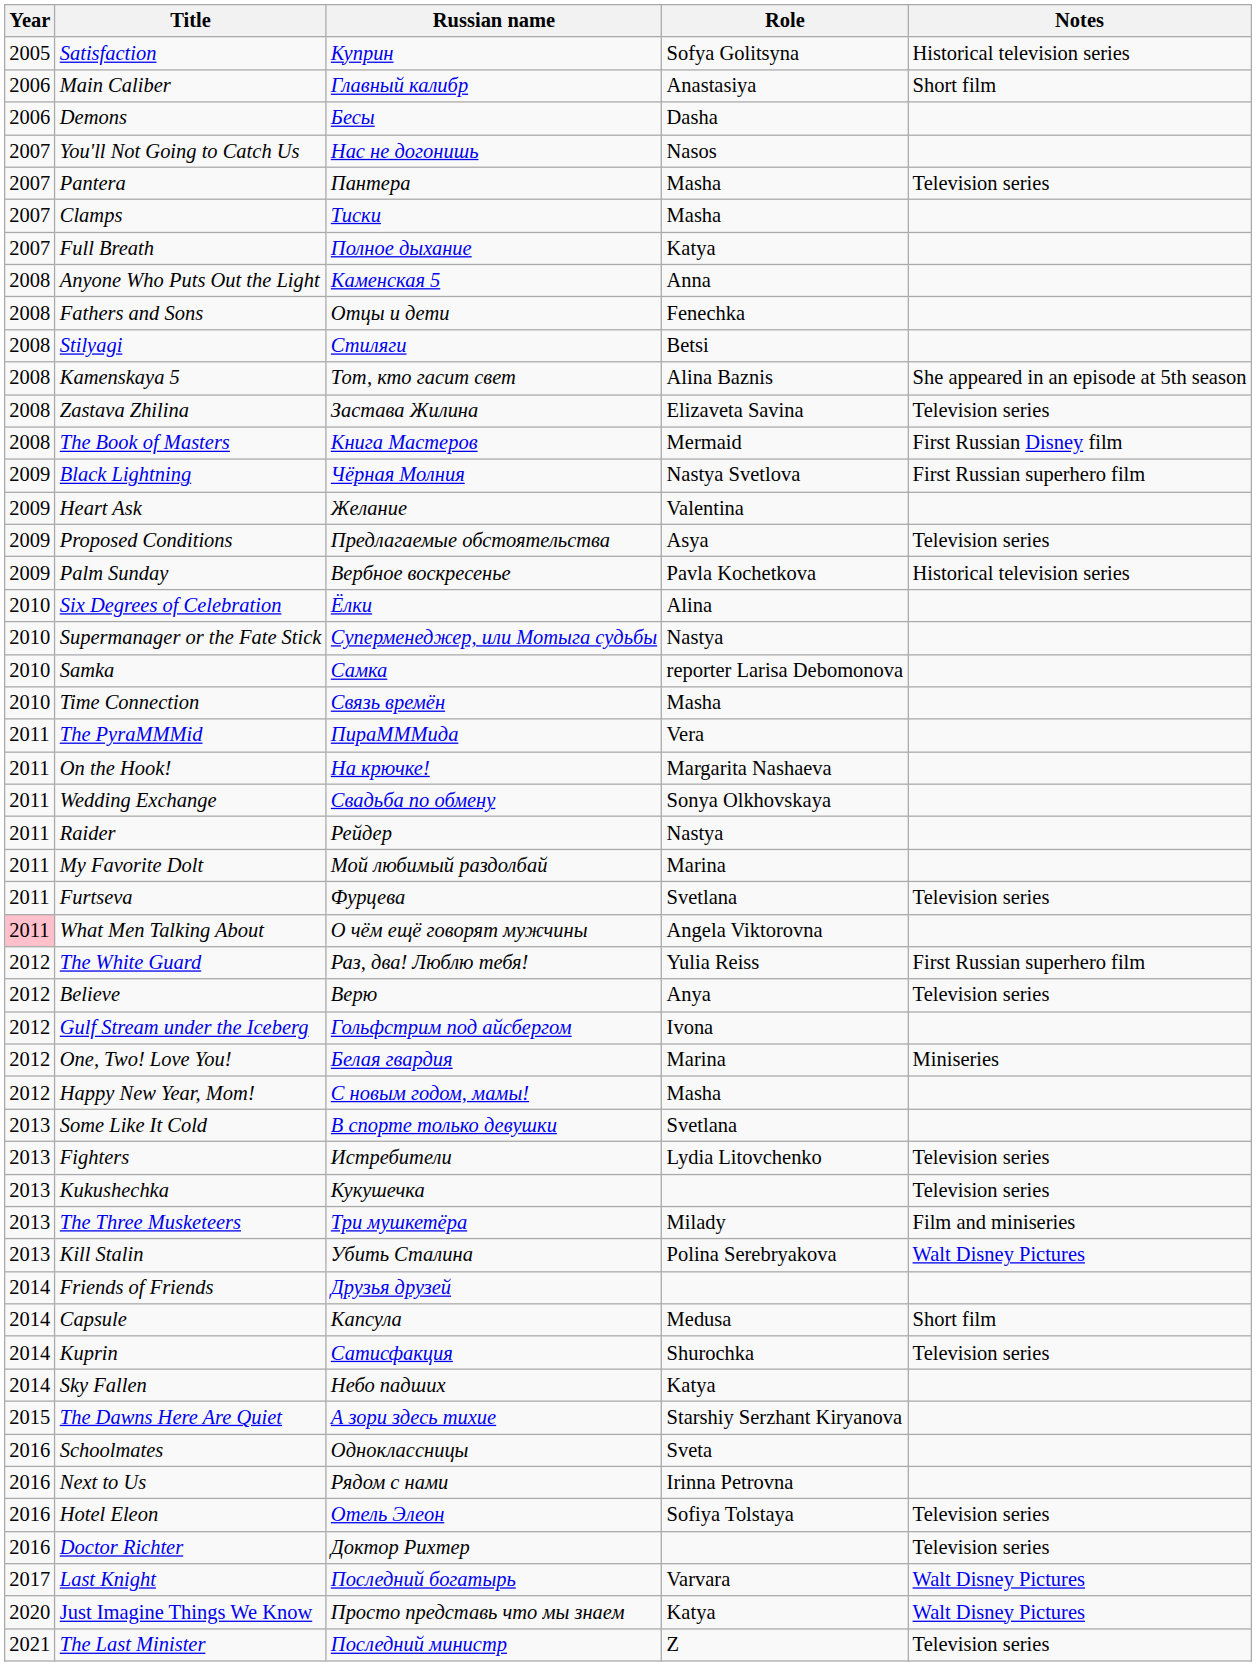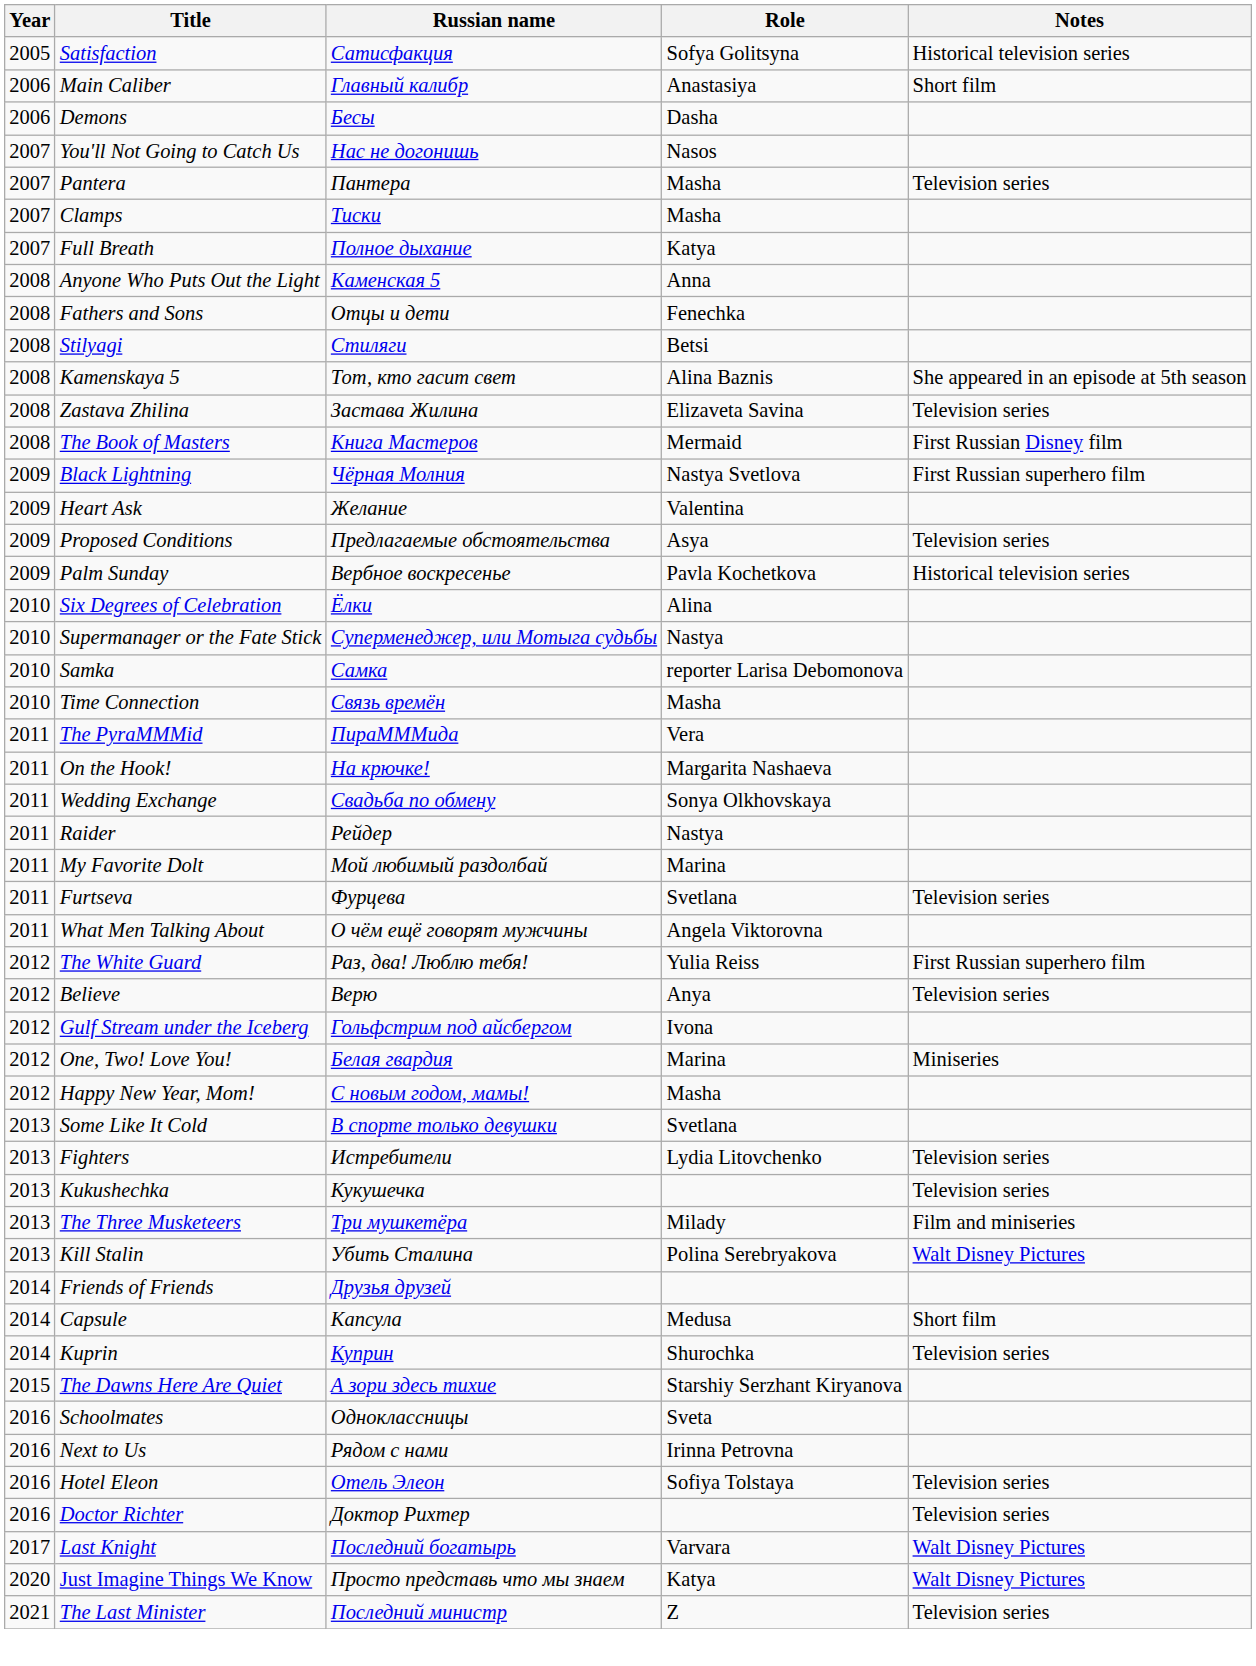(362, 53) Куприн -> (392, 53) Сатисфакция
(29, 930) pink background -> (29, 930) no background
(392, 1352) Сатисфакция -> (362, 1352) Куприн
- row: (103, 1384)
